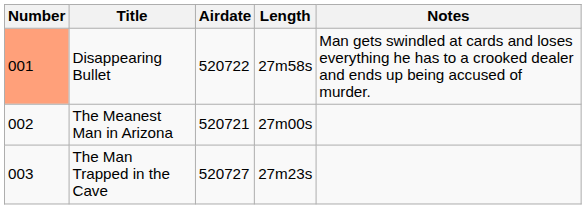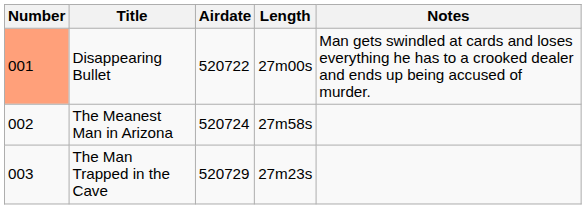(285, 66) 27m58s -> (285, 66) 27m00s
(224, 124) 520721 -> (224, 124) 520724
(285, 124) 27m00s -> (285, 124) 27m58s
(224, 174) 520727 -> (224, 174) 520729
